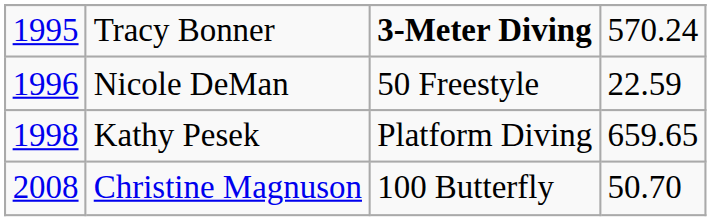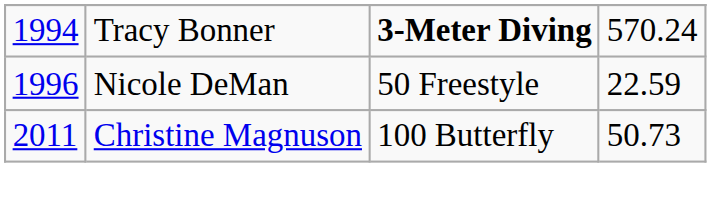(46, 30) 1995 -> (46, 30) 1994
- row: (177, 135)
(46, 187) 2008 -> (45, 135) 2011
(645, 187) 50.70 -> (644, 135) 50.73
